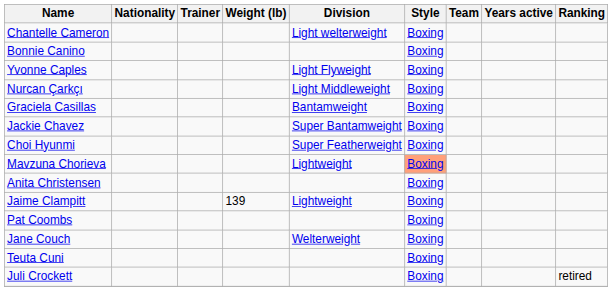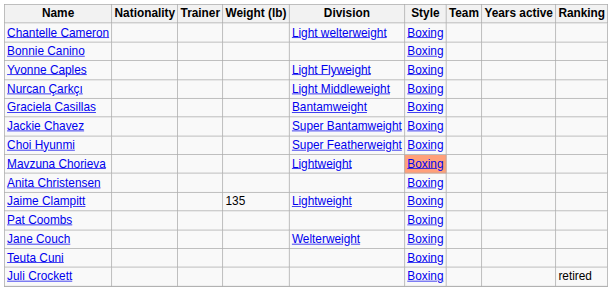(235, 201) 139 -> (235, 201) 135
